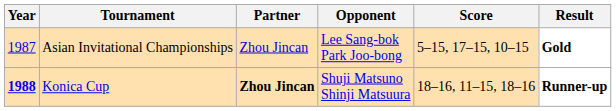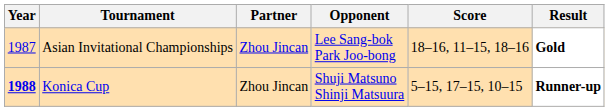(473, 47) 5–15, 17–15, 10–15 -> (470, 47) 18–16, 11–15, 18–16
(277, 87) bold -> (274, 87) normal
(476, 87) 18–16, 11–15, 18–16 -> (467, 87) 5–15, 17–15, 10–15
